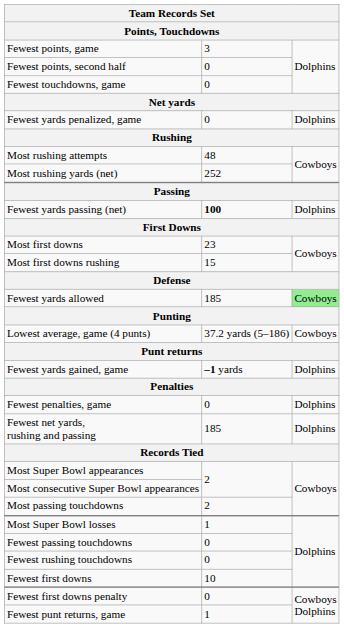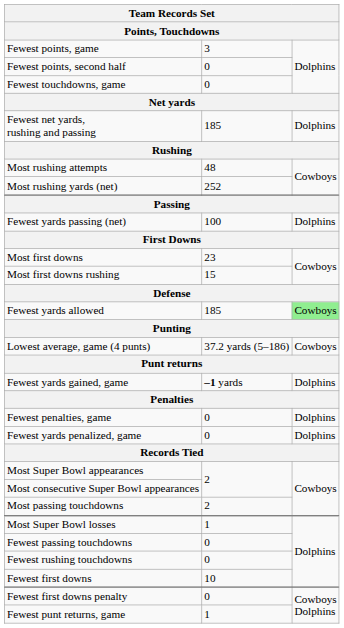rows swapped: (51, 428) <-> (74, 119)
(213, 209) bold -> (213, 222) normal
